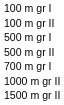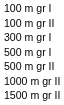+ row: (28, 38)
- row: (28, 67)
